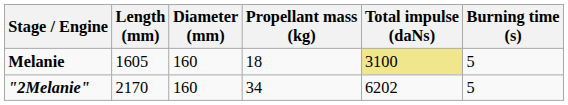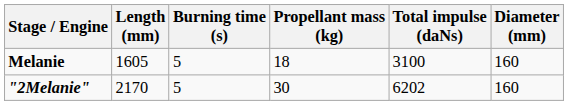columns swapped: (206, 26) <-> (513, 26)
(381, 61) khaki background -> (409, 61) no background
(254, 87) 34 -> (282, 87) 30
